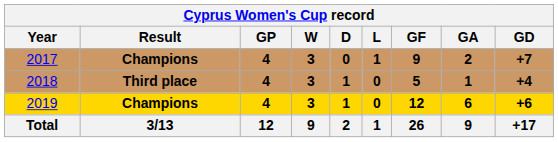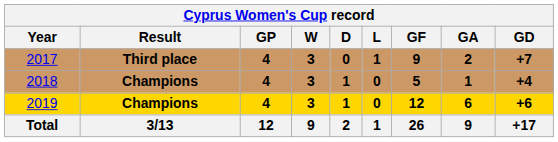(160, 59) Champions -> (160, 59) Third place
(160, 81) Third place -> (160, 81) Champions
